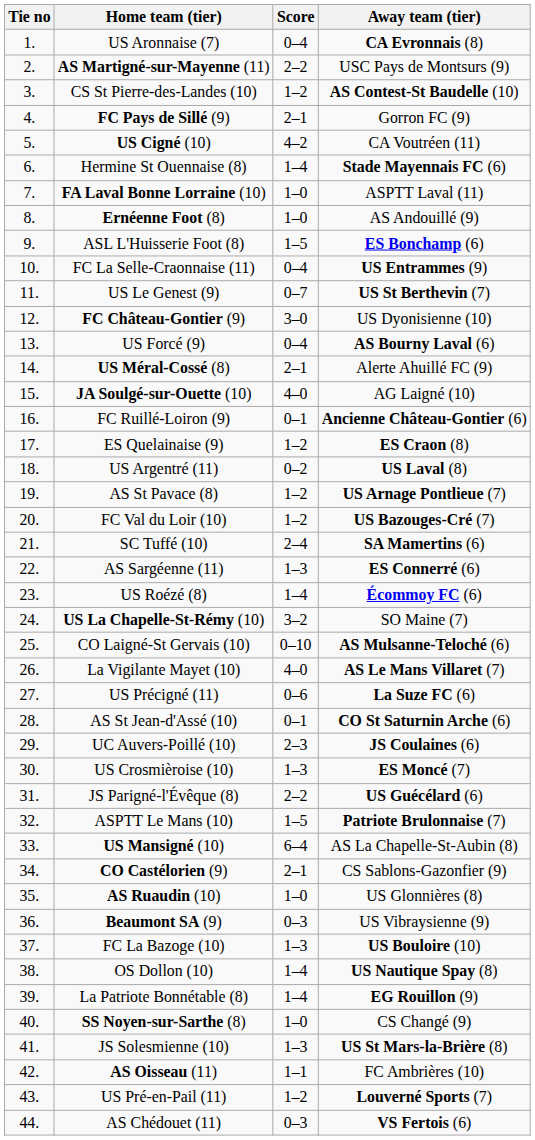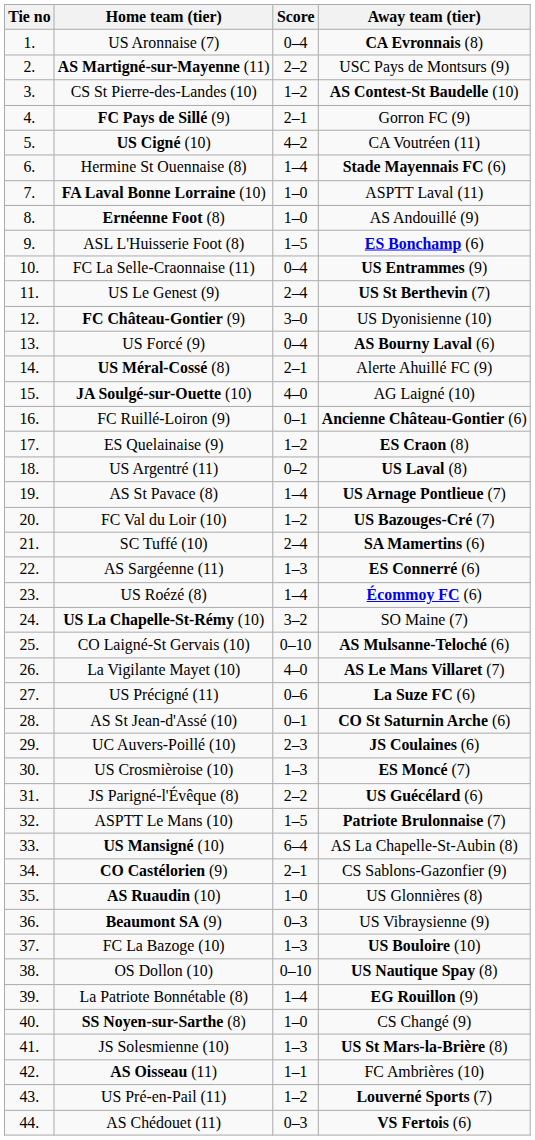(296, 293) 0–7 -> (296, 293) 2–4
(296, 494) 1–2 -> (296, 494) 1–4
(296, 971) 1–4 -> (296, 971) 0–10
